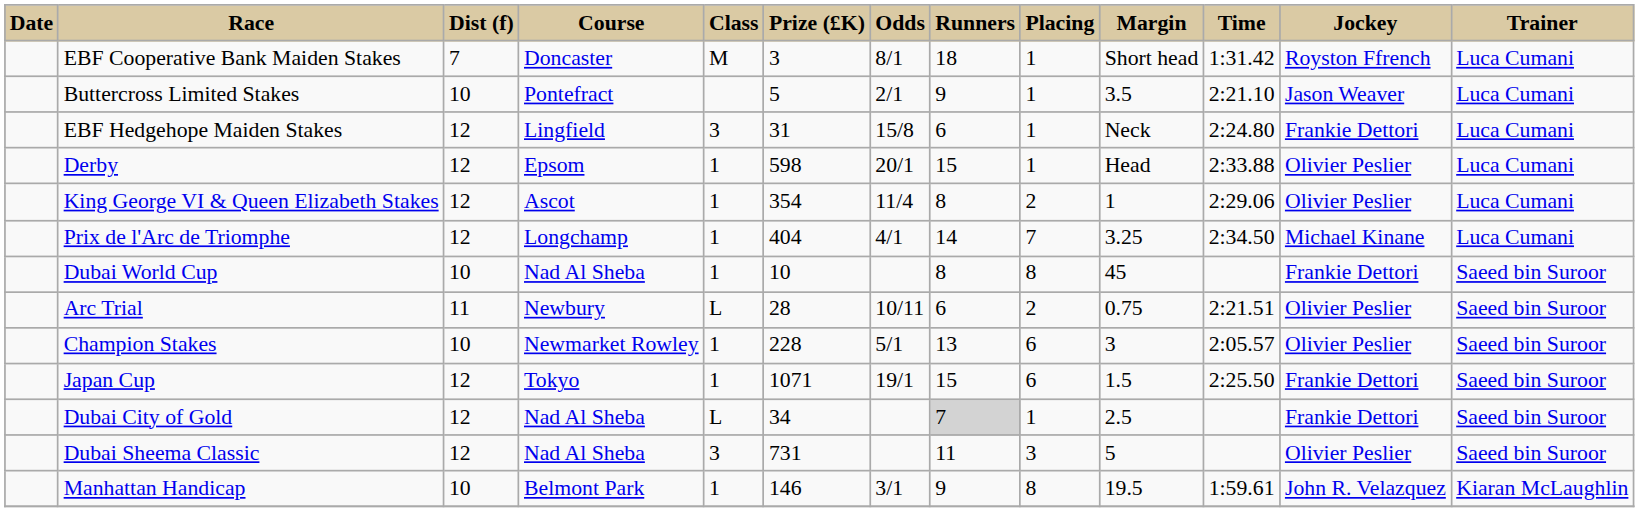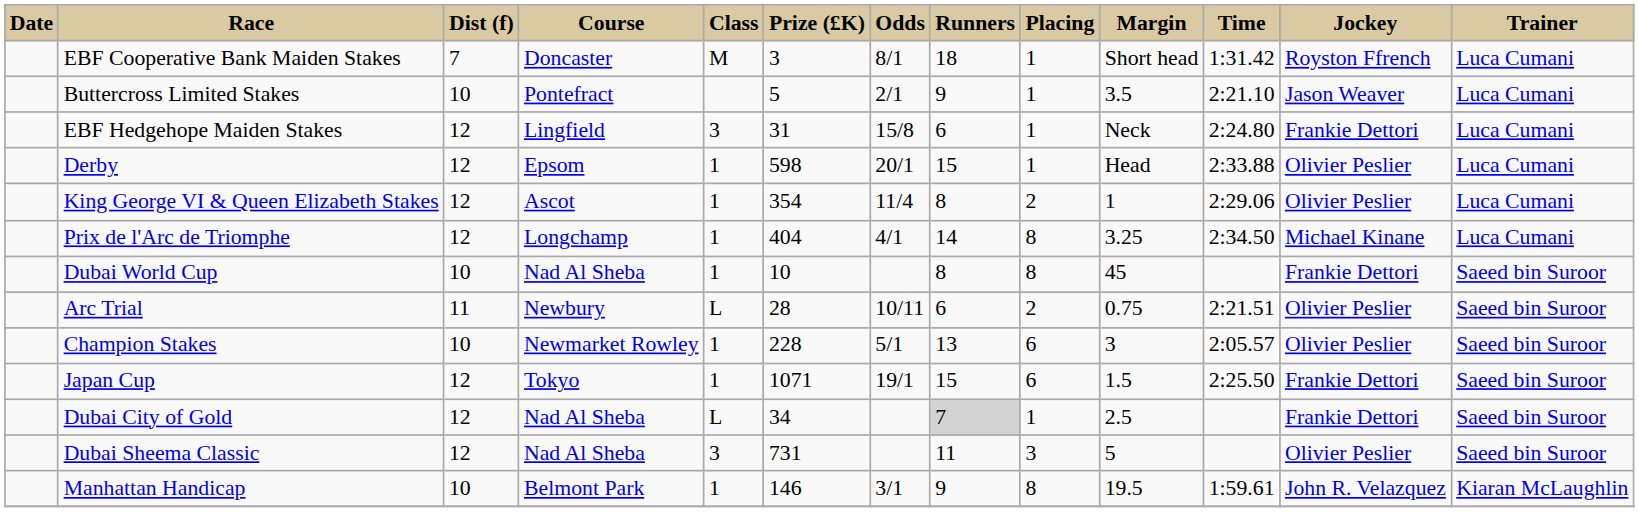(1031, 237) 7 -> (1031, 237) 8
